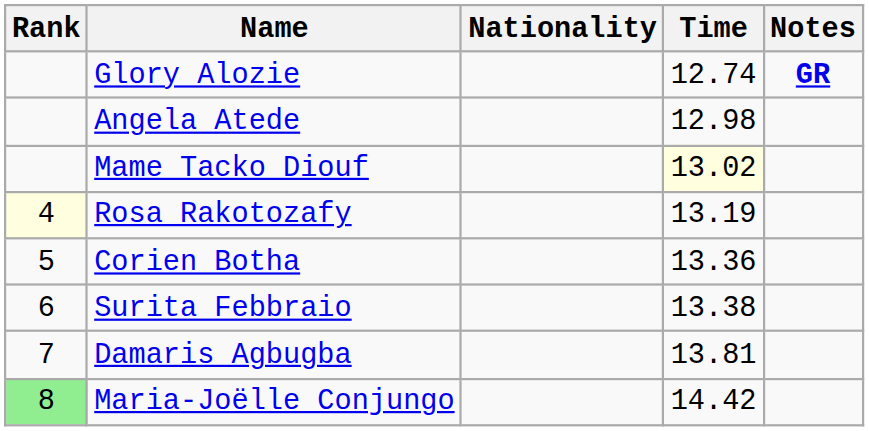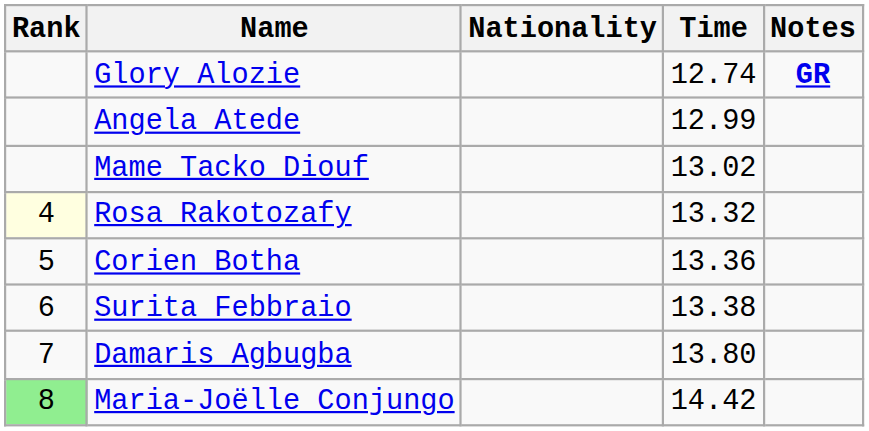(714, 122) 12.98 -> (714, 122) 12.99
(714, 168) lightyellow background -> (714, 168) no background
(714, 215) 13.19 -> (714, 215) 13.32
(714, 355) 13.81 -> (714, 355) 13.80
